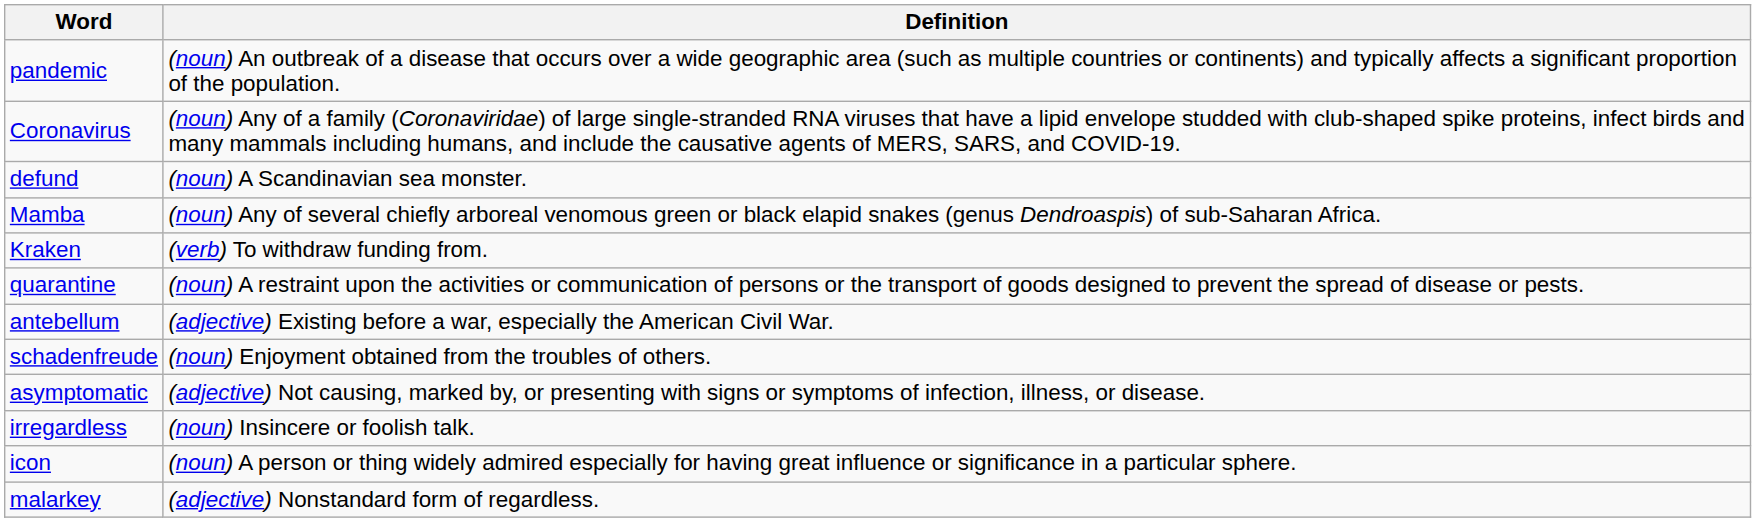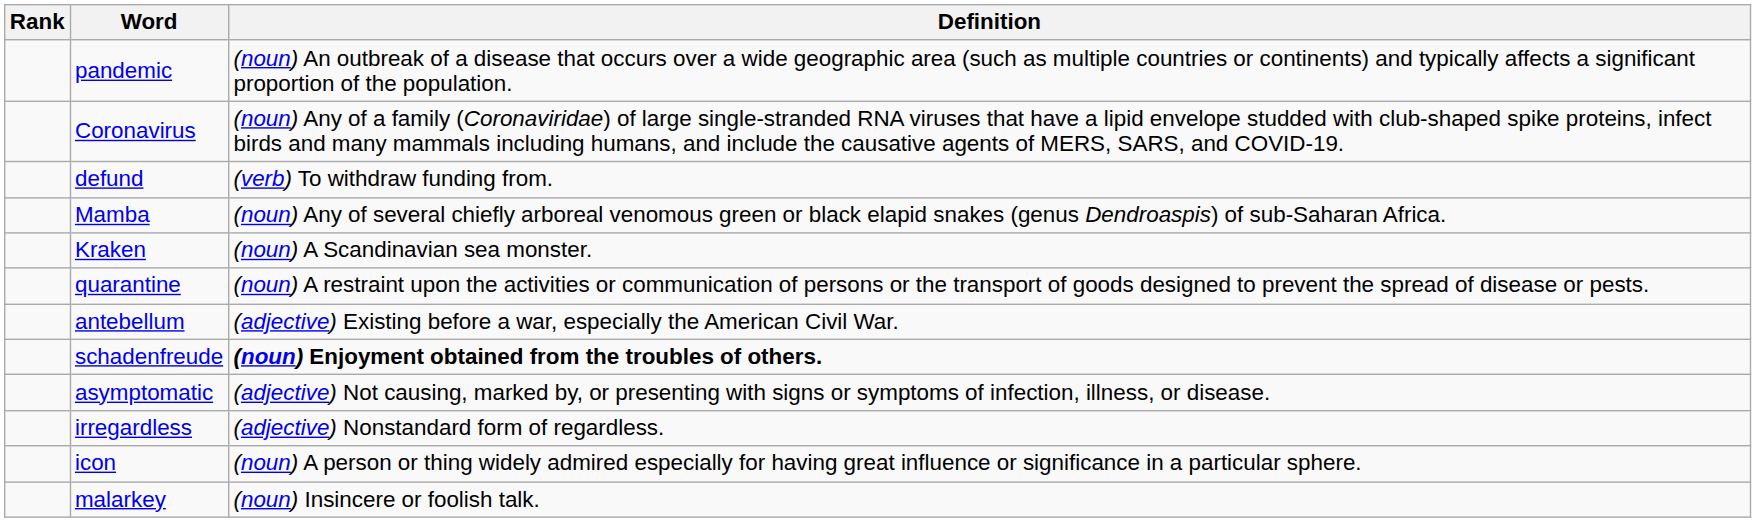+ column: (37, 22)
(348, 179) (noun) A Scandinavian sea monster. -> (393, 179) (verb) To withdraw funding from.
(328, 250) (verb) To withdraw funding from. -> (413, 250) (noun) A Scandinavian sea monster.
(440, 356) normal -> (528, 356) bold
(322, 427) (noun) Insincere or foolish talk. -> (449, 427) (adjective) Nonstandard form of regardless.
(384, 498) (adjective) Nonstandard form of regardless. -> (387, 498) (noun) Insincere or foolish talk.
